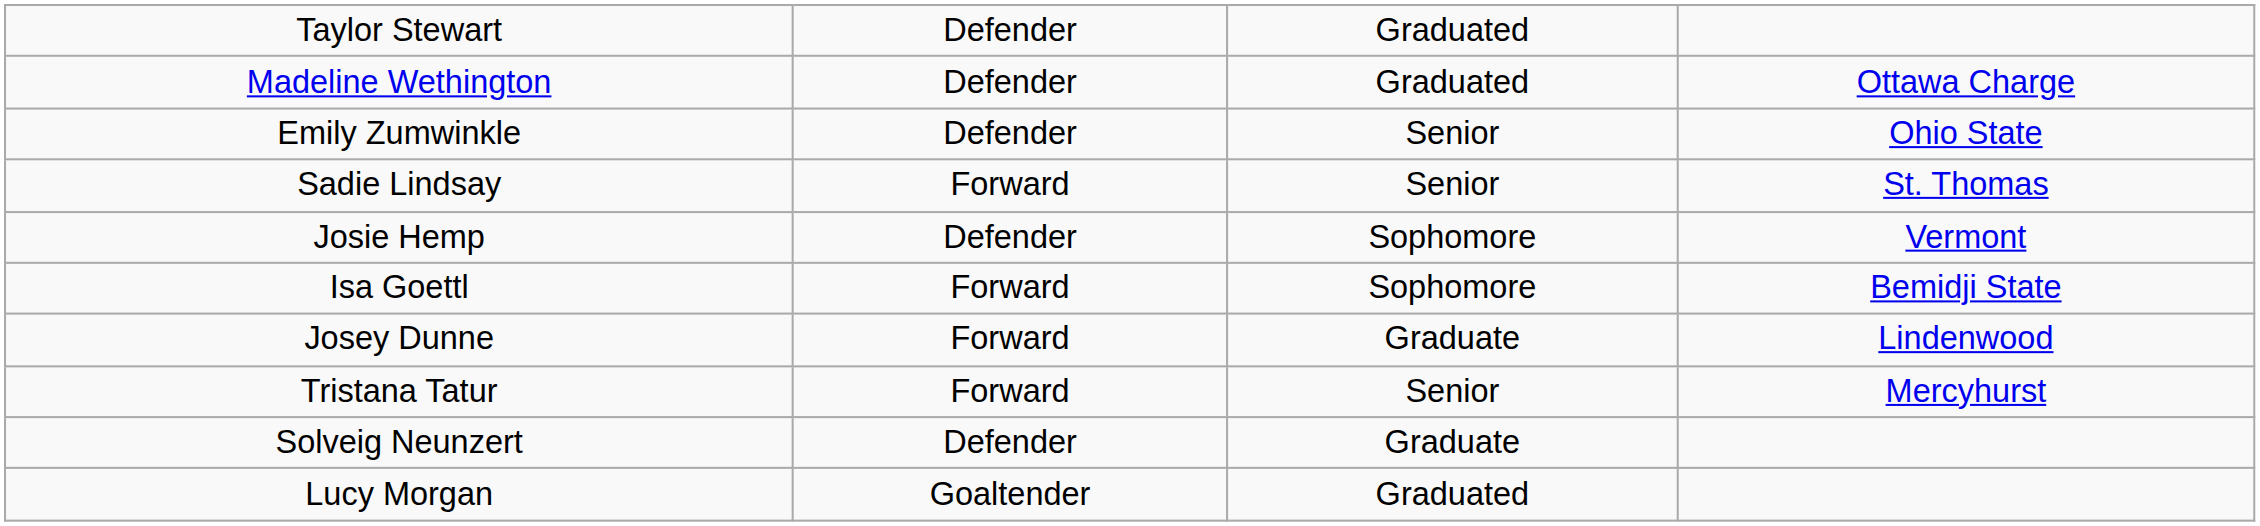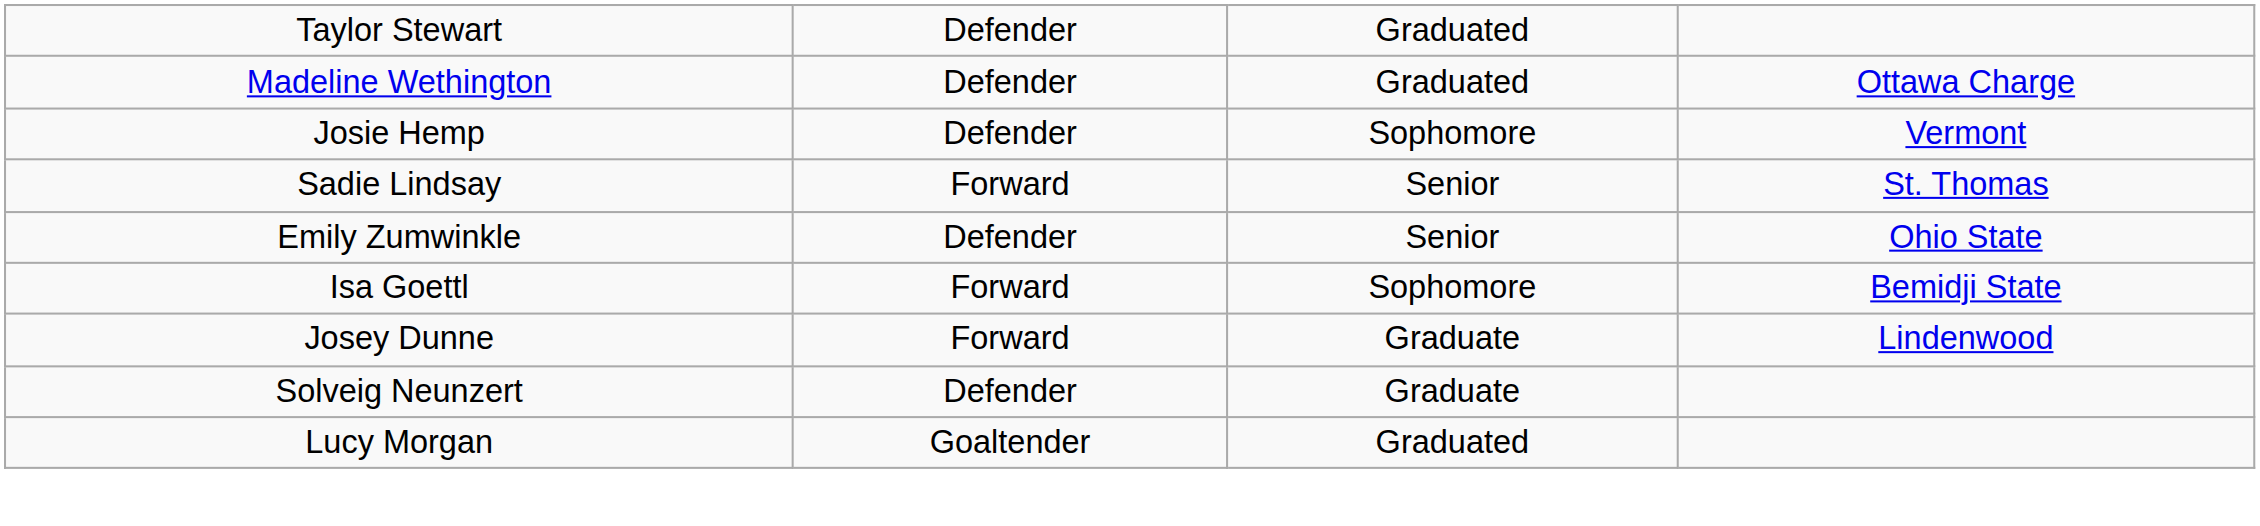rows swapped: (399, 236) <-> (399, 133)
- row: (399, 390)
